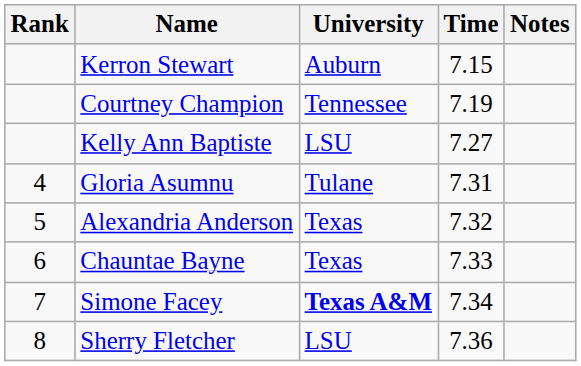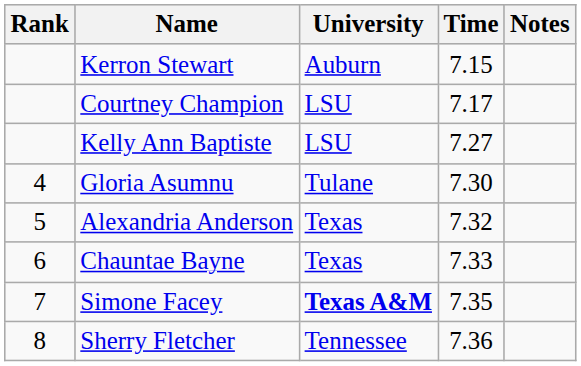(356, 103) Tennessee -> (328, 103) LSU
(471, 103) 7.19 -> (471, 103) 7.17
(471, 182) 7.31 -> (471, 182) 7.30
(471, 301) 7.34 -> (471, 301) 7.35
(328, 340) LSU -> (356, 340) Tennessee
